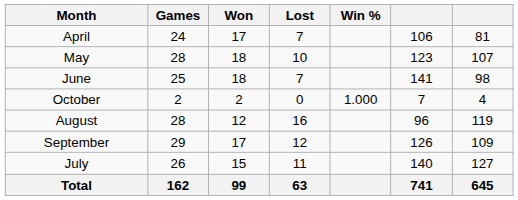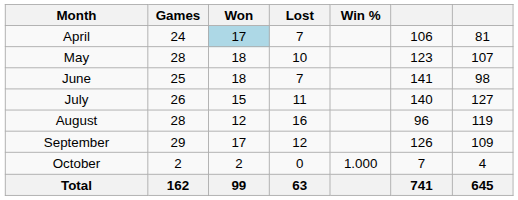(239, 36) no background -> (239, 36) lightblue background
rows swapped: (76, 163) <-> (76, 100)
